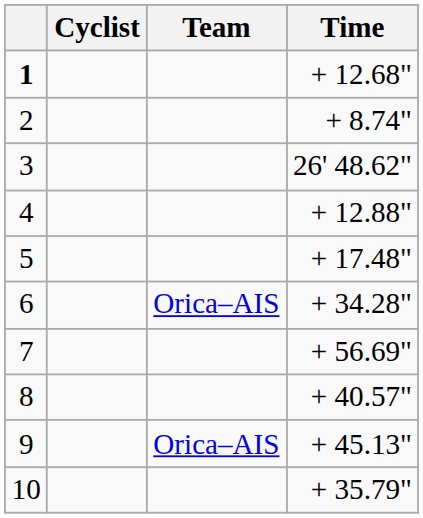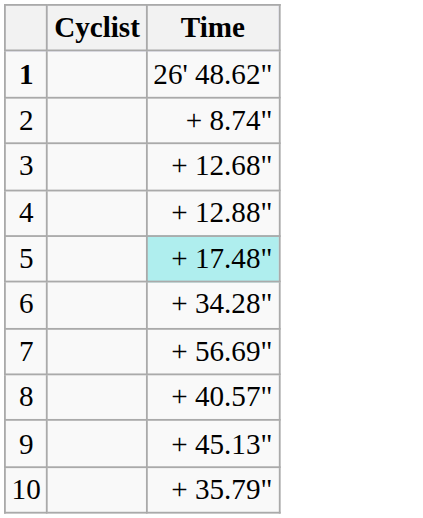- column: (216, 27)
(361, 73) + 12.68" -> (213, 73) 26' 48.62"
(352, 166) 26' 48.62" -> (222, 166) + 12.68"
(361, 258) no background -> (222, 258) paleturquoise background
